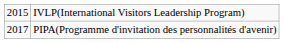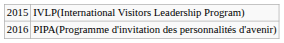(18, 30) 2017 -> (18, 30) 2016
